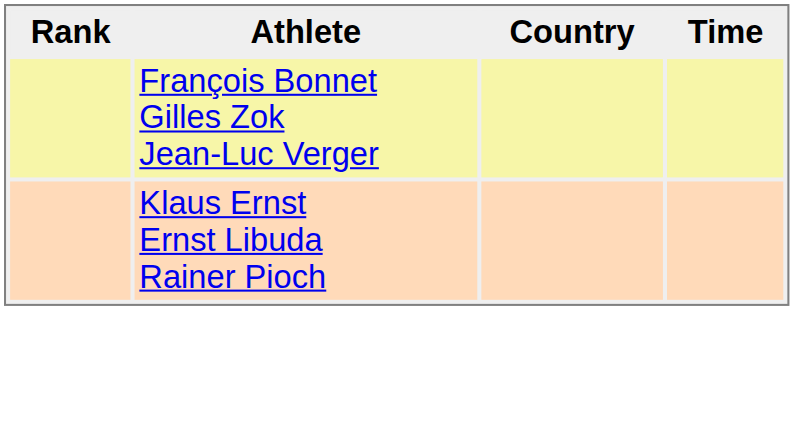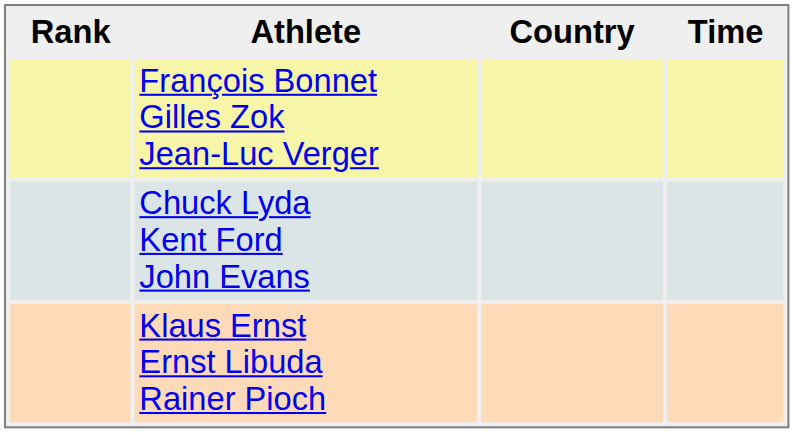+ row: (225, 240)
